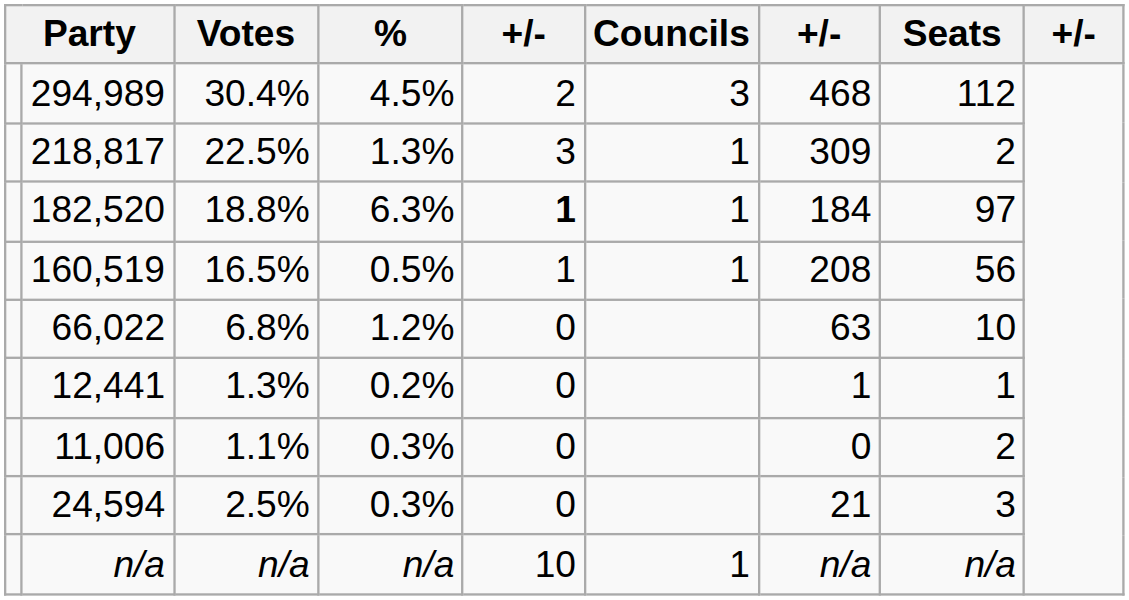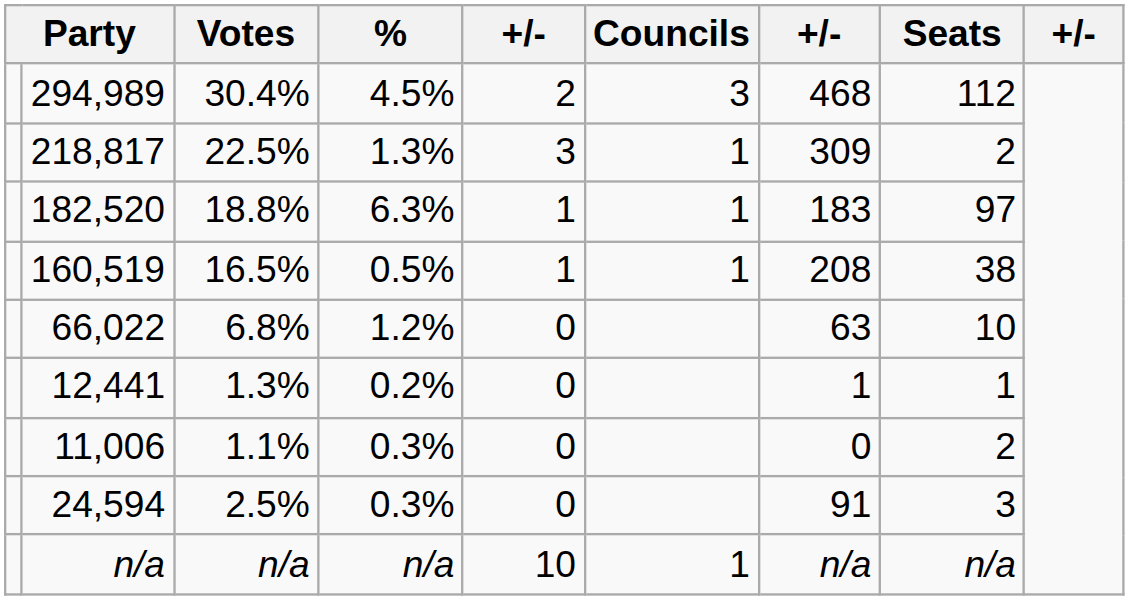(566, 210) bold -> (566, 210) normal
(840, 210) 184 -> (840, 210) 183
(995, 269) 56 -> (995, 269) 38
(851, 504) 21 -> (851, 504) 91
